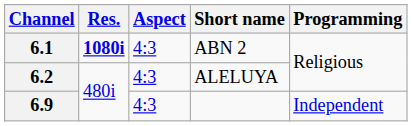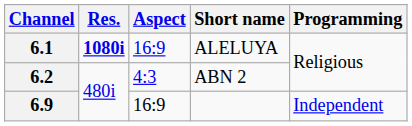(145, 47) 4:3 -> (149, 47) 16:9
(220, 47) ABN 2 -> (236, 47) ALELUYA
(236, 76) ALELUYA -> (220, 76) ABN 2
(145, 105) 4:3 -> (149, 105) 16:9
